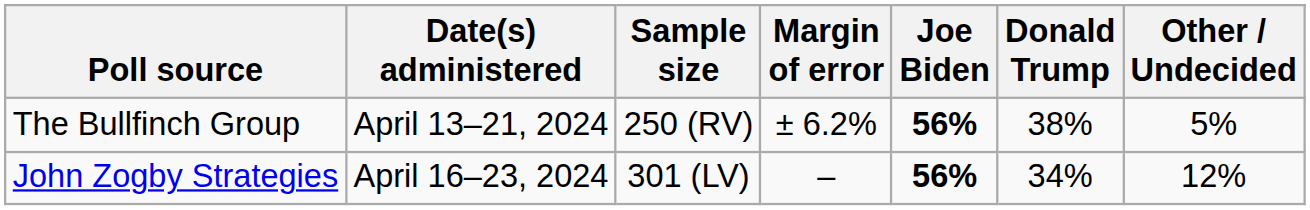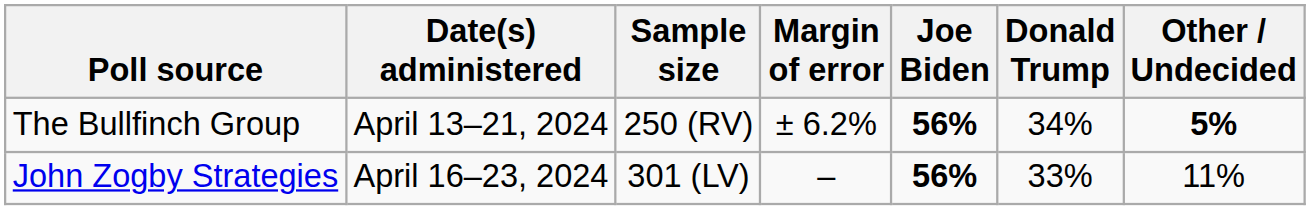(1060, 123) 38% -> (1060, 123) 34%
(1214, 123) normal -> (1214, 123) bold
(1060, 177) 34% -> (1060, 177) 33%
(1214, 177) 12% -> (1214, 177) 11%
